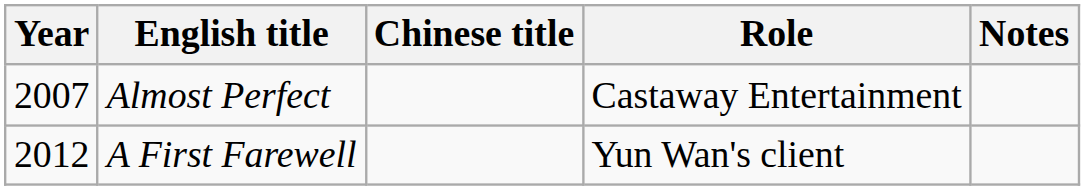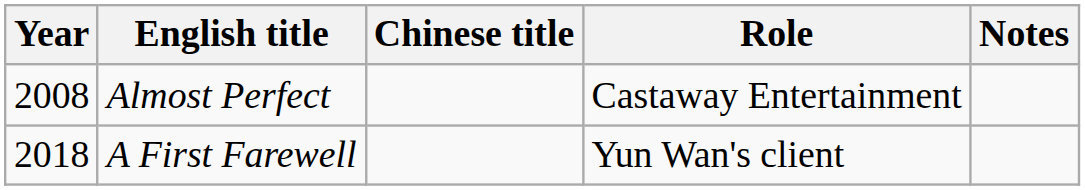(52, 94) 2007 -> (52, 94) 2008
(52, 154) 2012 -> (52, 154) 2018
